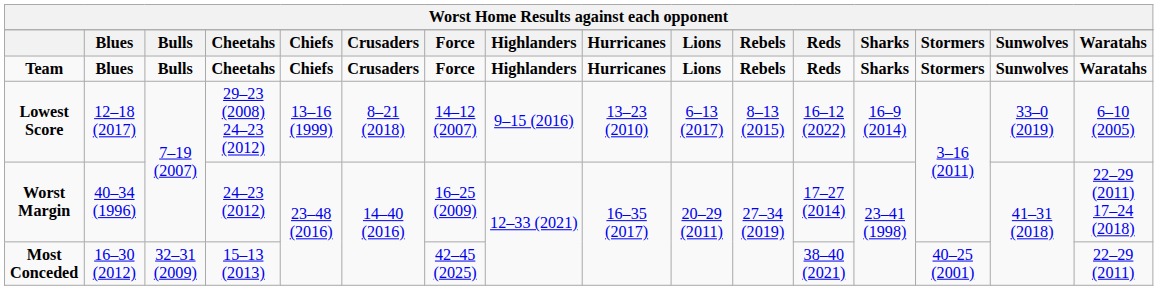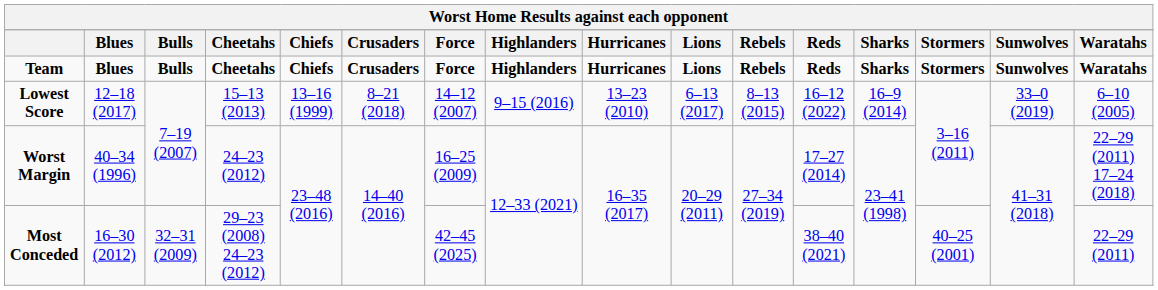(243, 121) 29–23 (2008) 24–23 (2012) -> (243, 103) 15–13 (2013)
(243, 263) 15–13 (2013) -> (243, 245) 29–23 (2008) 24–23 (2012)
